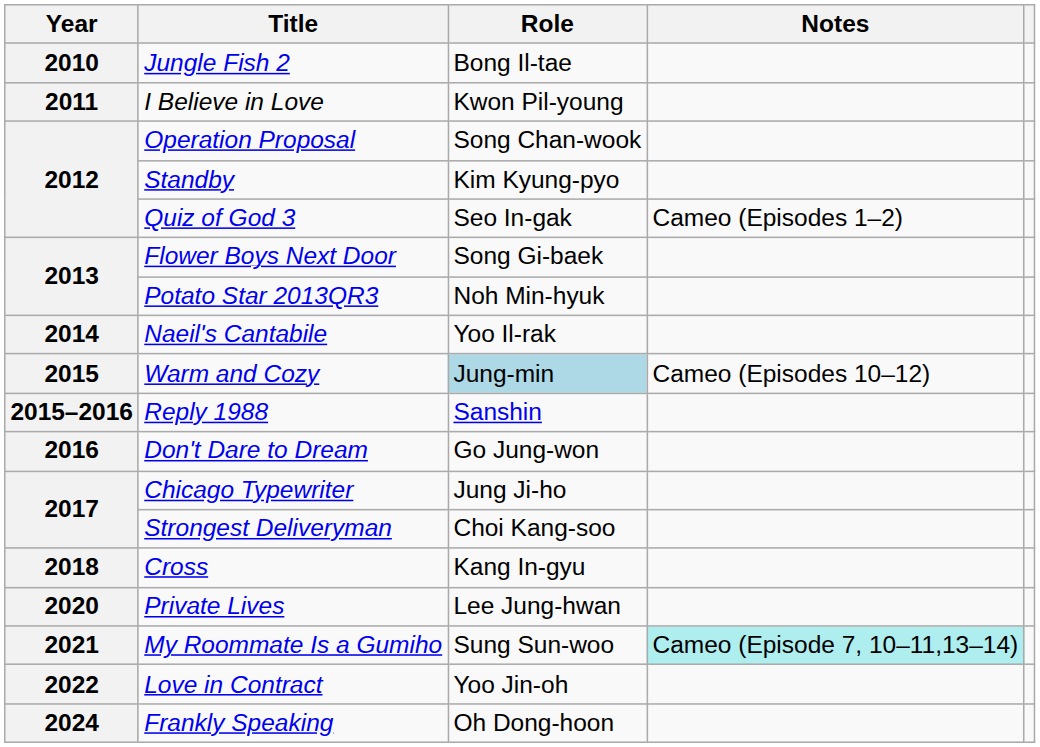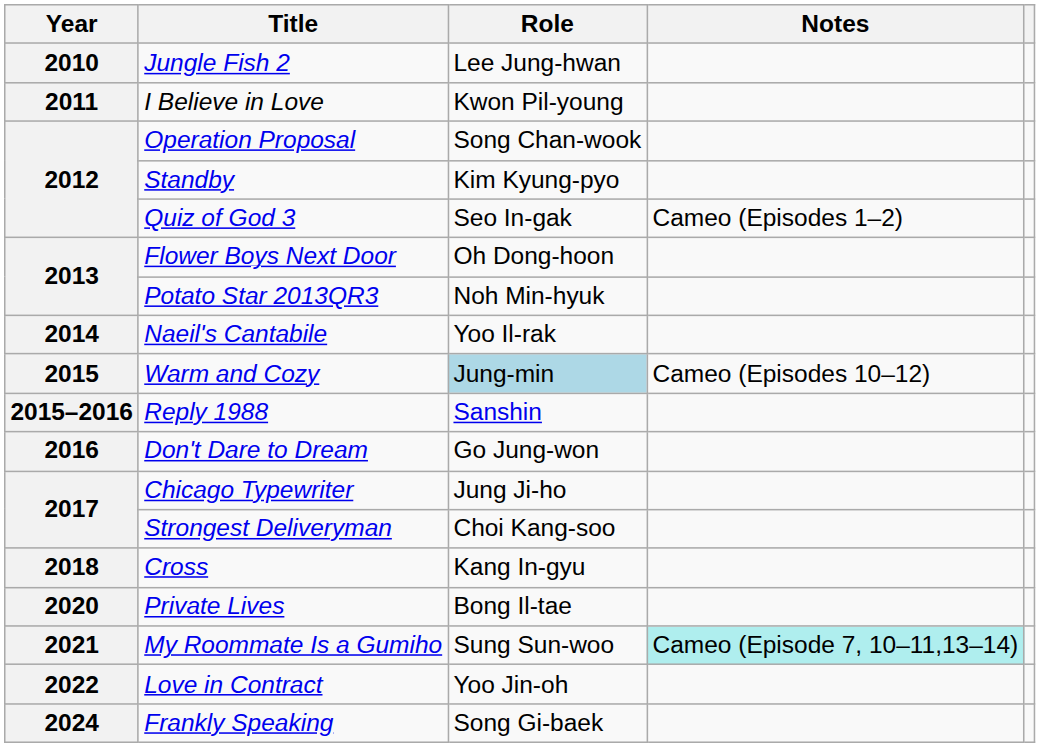(513, 62) Bong Il-tae -> (537, 62) Lee Jung-hwan
(528, 256) Song Gi-baek -> (534, 256) Oh Dong-hoon
(537, 606) Lee Jung-hwan -> (513, 606) Bong Il-tae
(534, 722) Oh Dong-hoon -> (528, 722) Song Gi-baek
